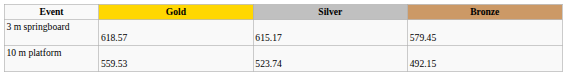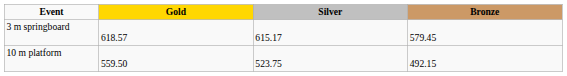(114, 64) 559.53 -> (114, 64) 559.50
(269, 64) 523.74 -> (269, 64) 523.75
